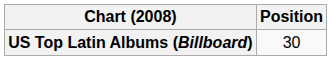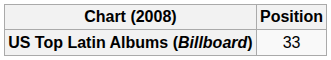(292, 42) 30 -> (292, 42) 33
